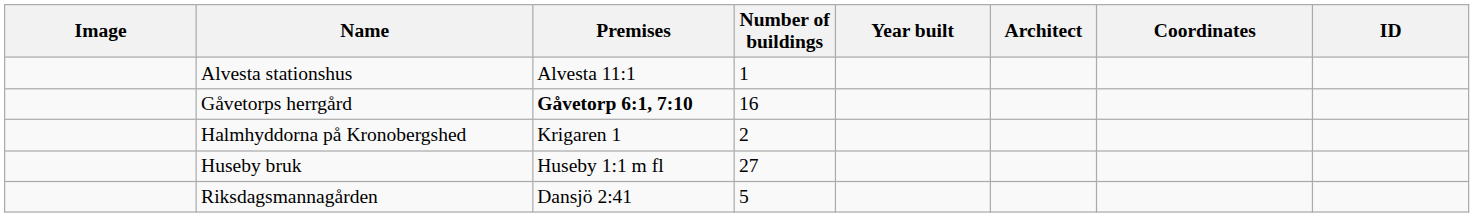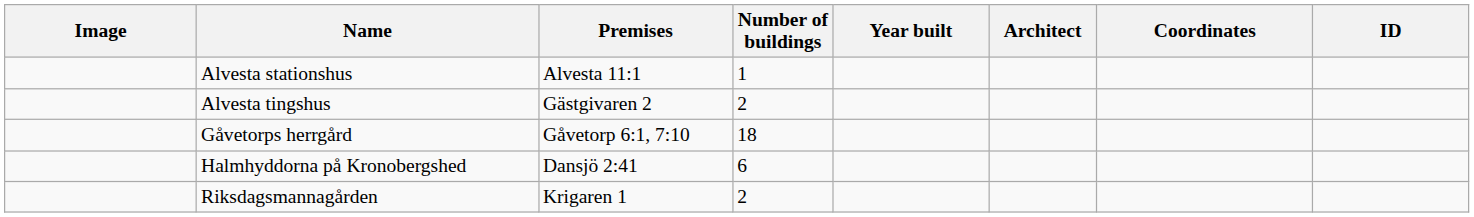+ row: (266, 103)
(615, 103) bold -> (616, 134) normal
(749, 103) 16 -> (747, 134) 18
(579, 134) Krigaren 1 -> (590, 165) Dansjö 2:41
(744, 134) 2 -> (742, 165) 6
- row: (251, 165)
(585, 196) Dansjö 2:41 -> (585, 196) Krigaren 1
(744, 196) 5 -> (742, 196) 2
